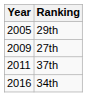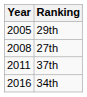(19, 48) 2009 -> (19, 48) 2008
